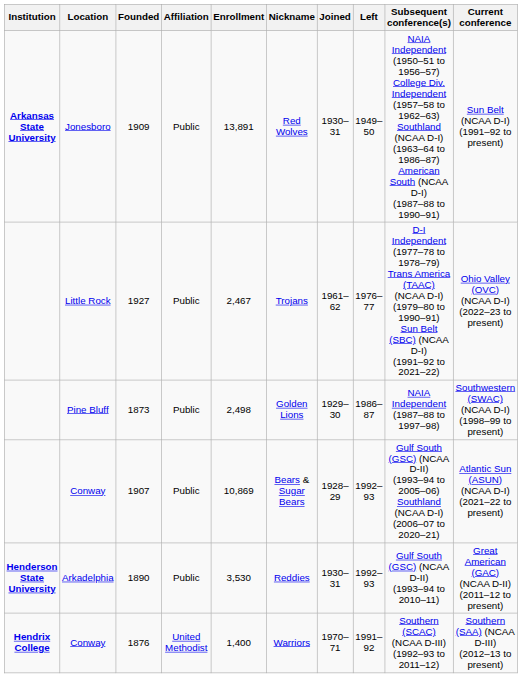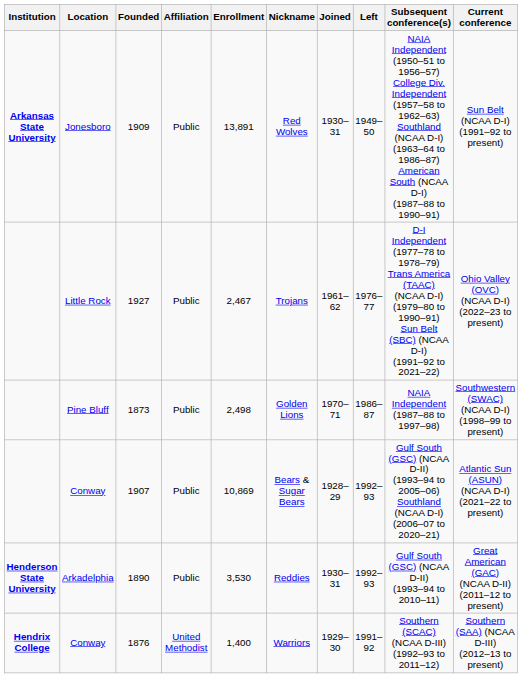(335, 410) 1929–30 -> (335, 410) 1970–71
(335, 643) 1970–71 -> (335, 643) 1929–30
